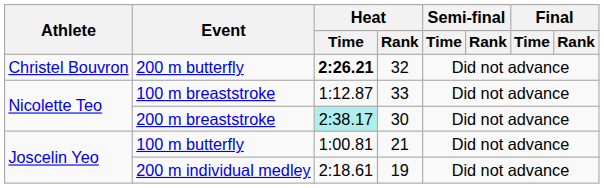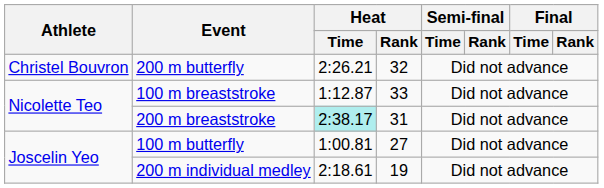(346, 68) bold -> (345, 68) normal
(400, 119) 30 -> (399, 119) 31
(400, 145) 21 -> (399, 145) 27
